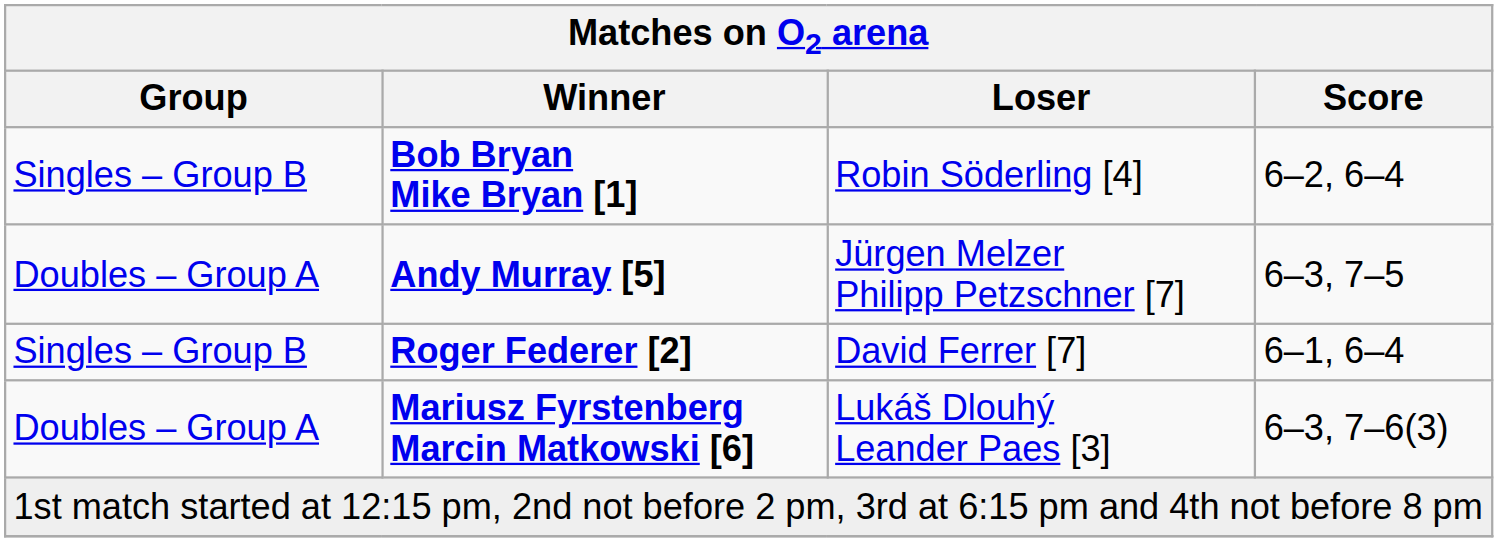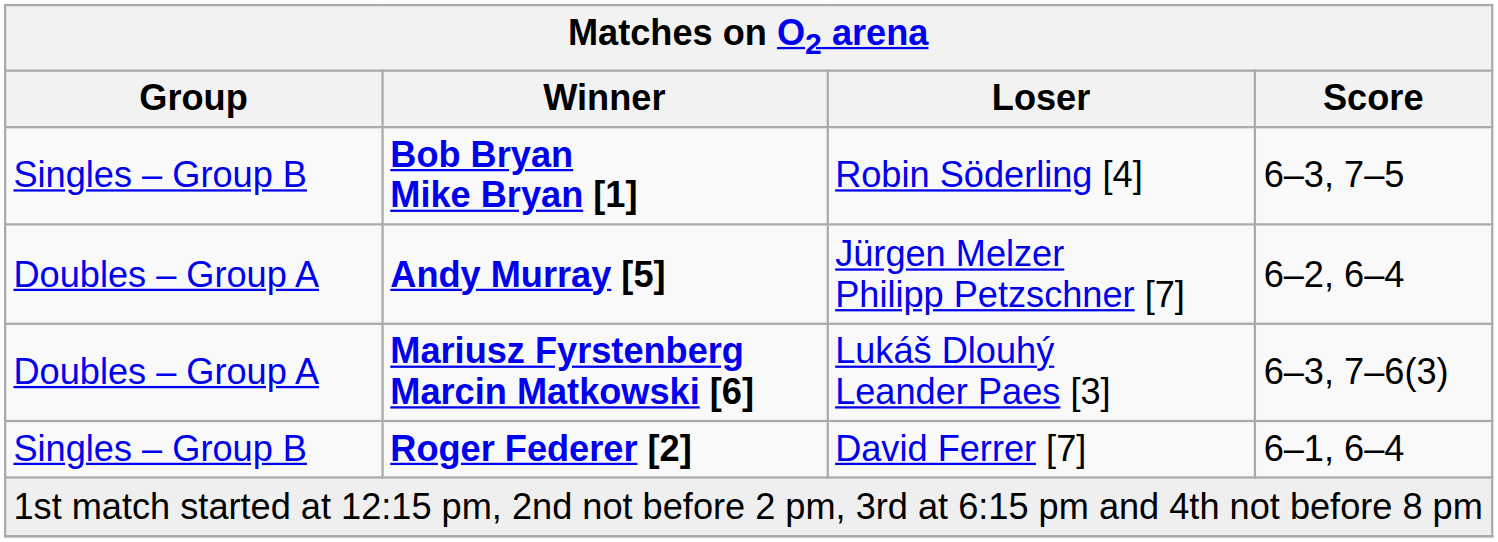(1334, 175) 6–2, 6–4 -> (1334, 175) 6–3, 7–5
(1334, 273) 6–3, 7–5 -> (1334, 273) 6–2, 6–4
rows swapped: (572, 428) <-> (541, 351)
